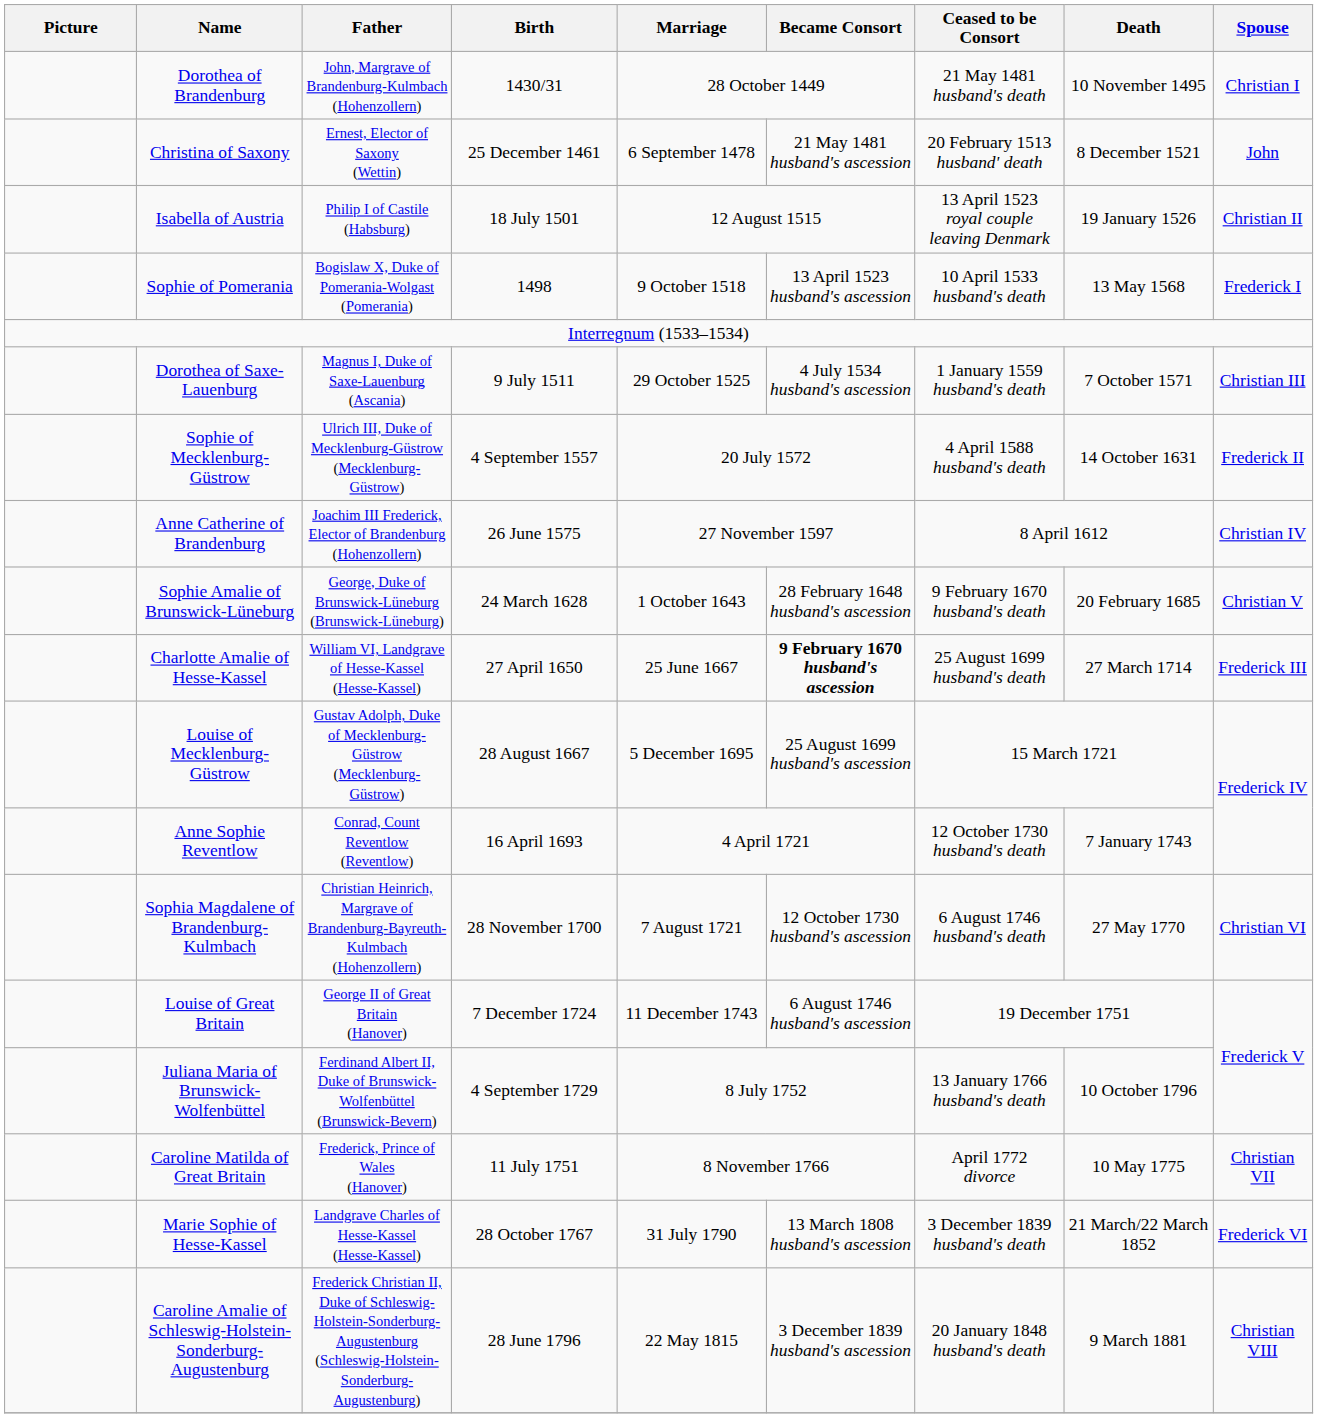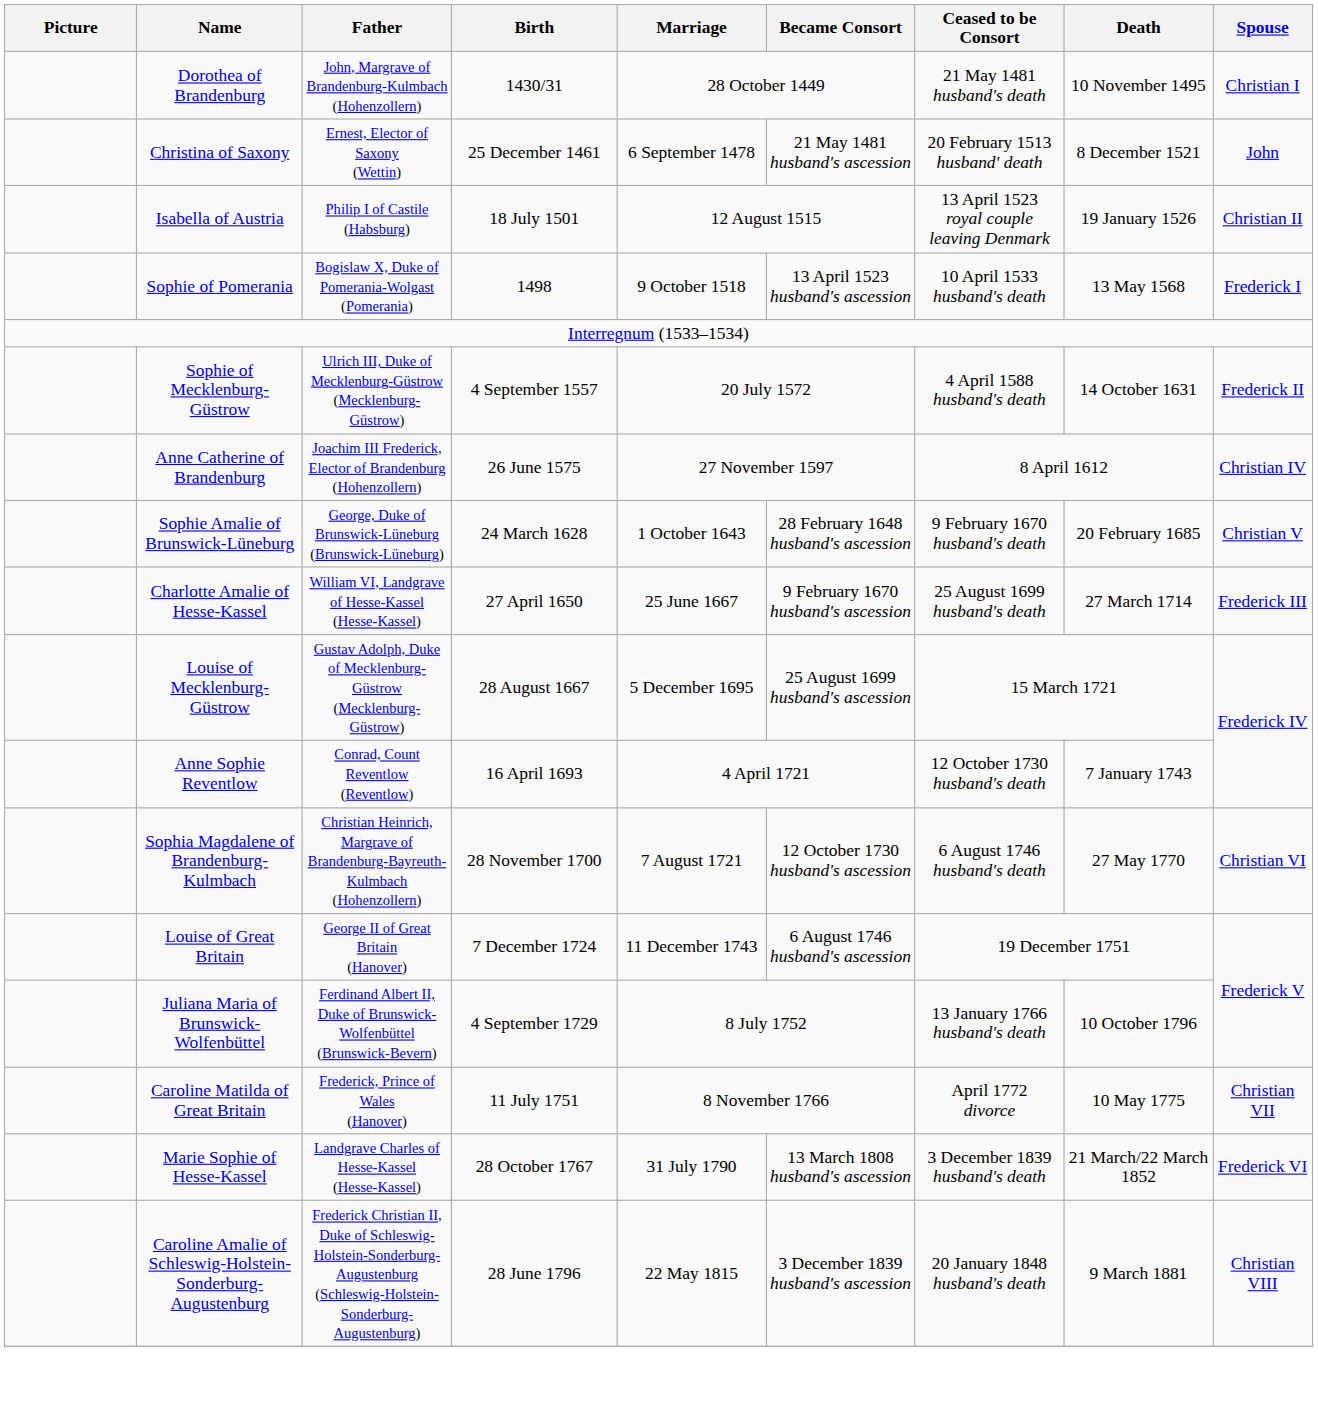- row: (220, 380)
(840, 667) bold -> (840, 600) normal
